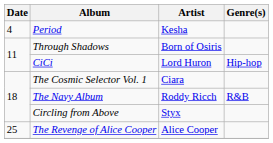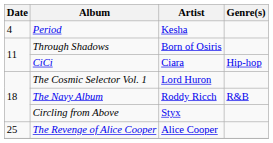(186, 63) Lord Huron -> (173, 63) Ciara
(173, 79) Ciara -> (186, 79) Lord Huron
